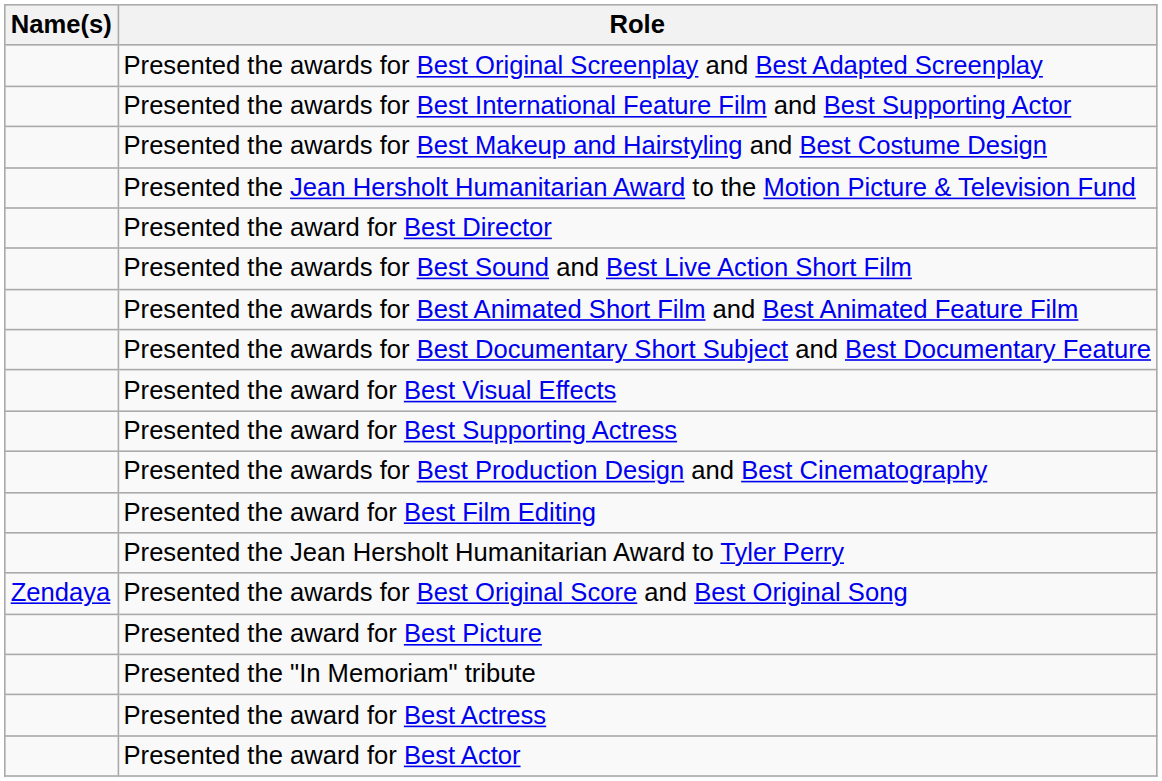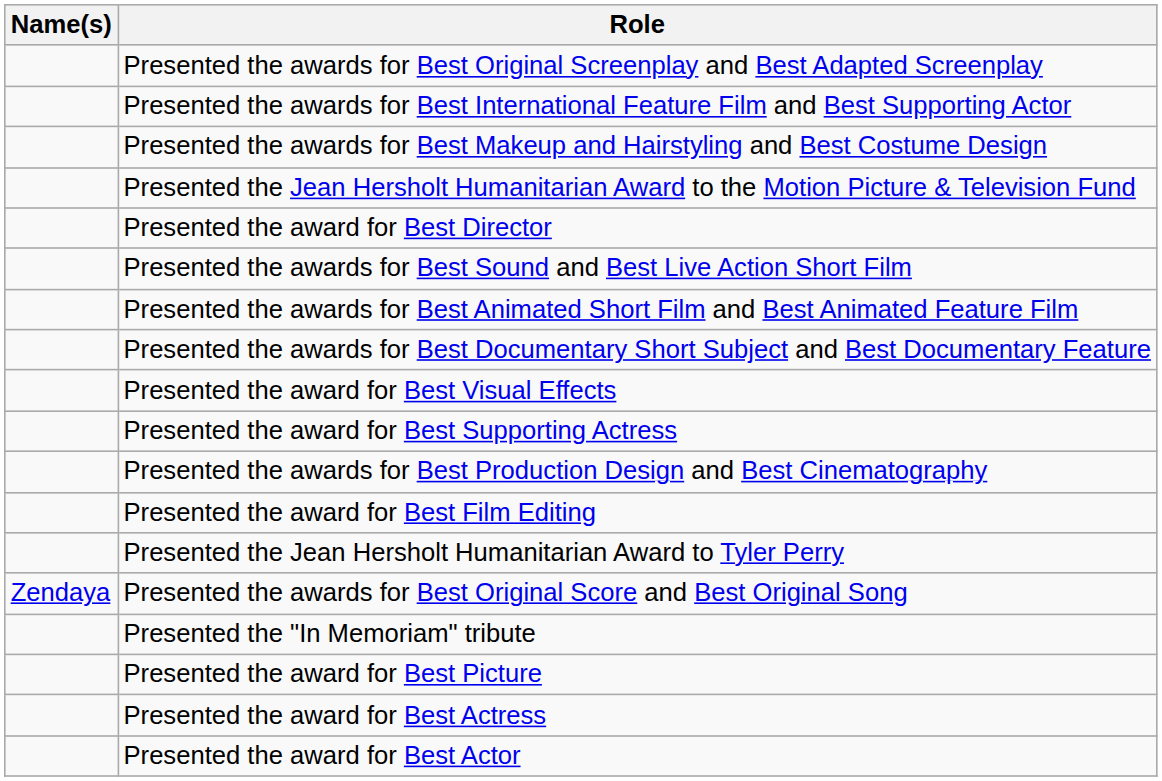rows swapped: (330, 674) <-> (333, 633)
